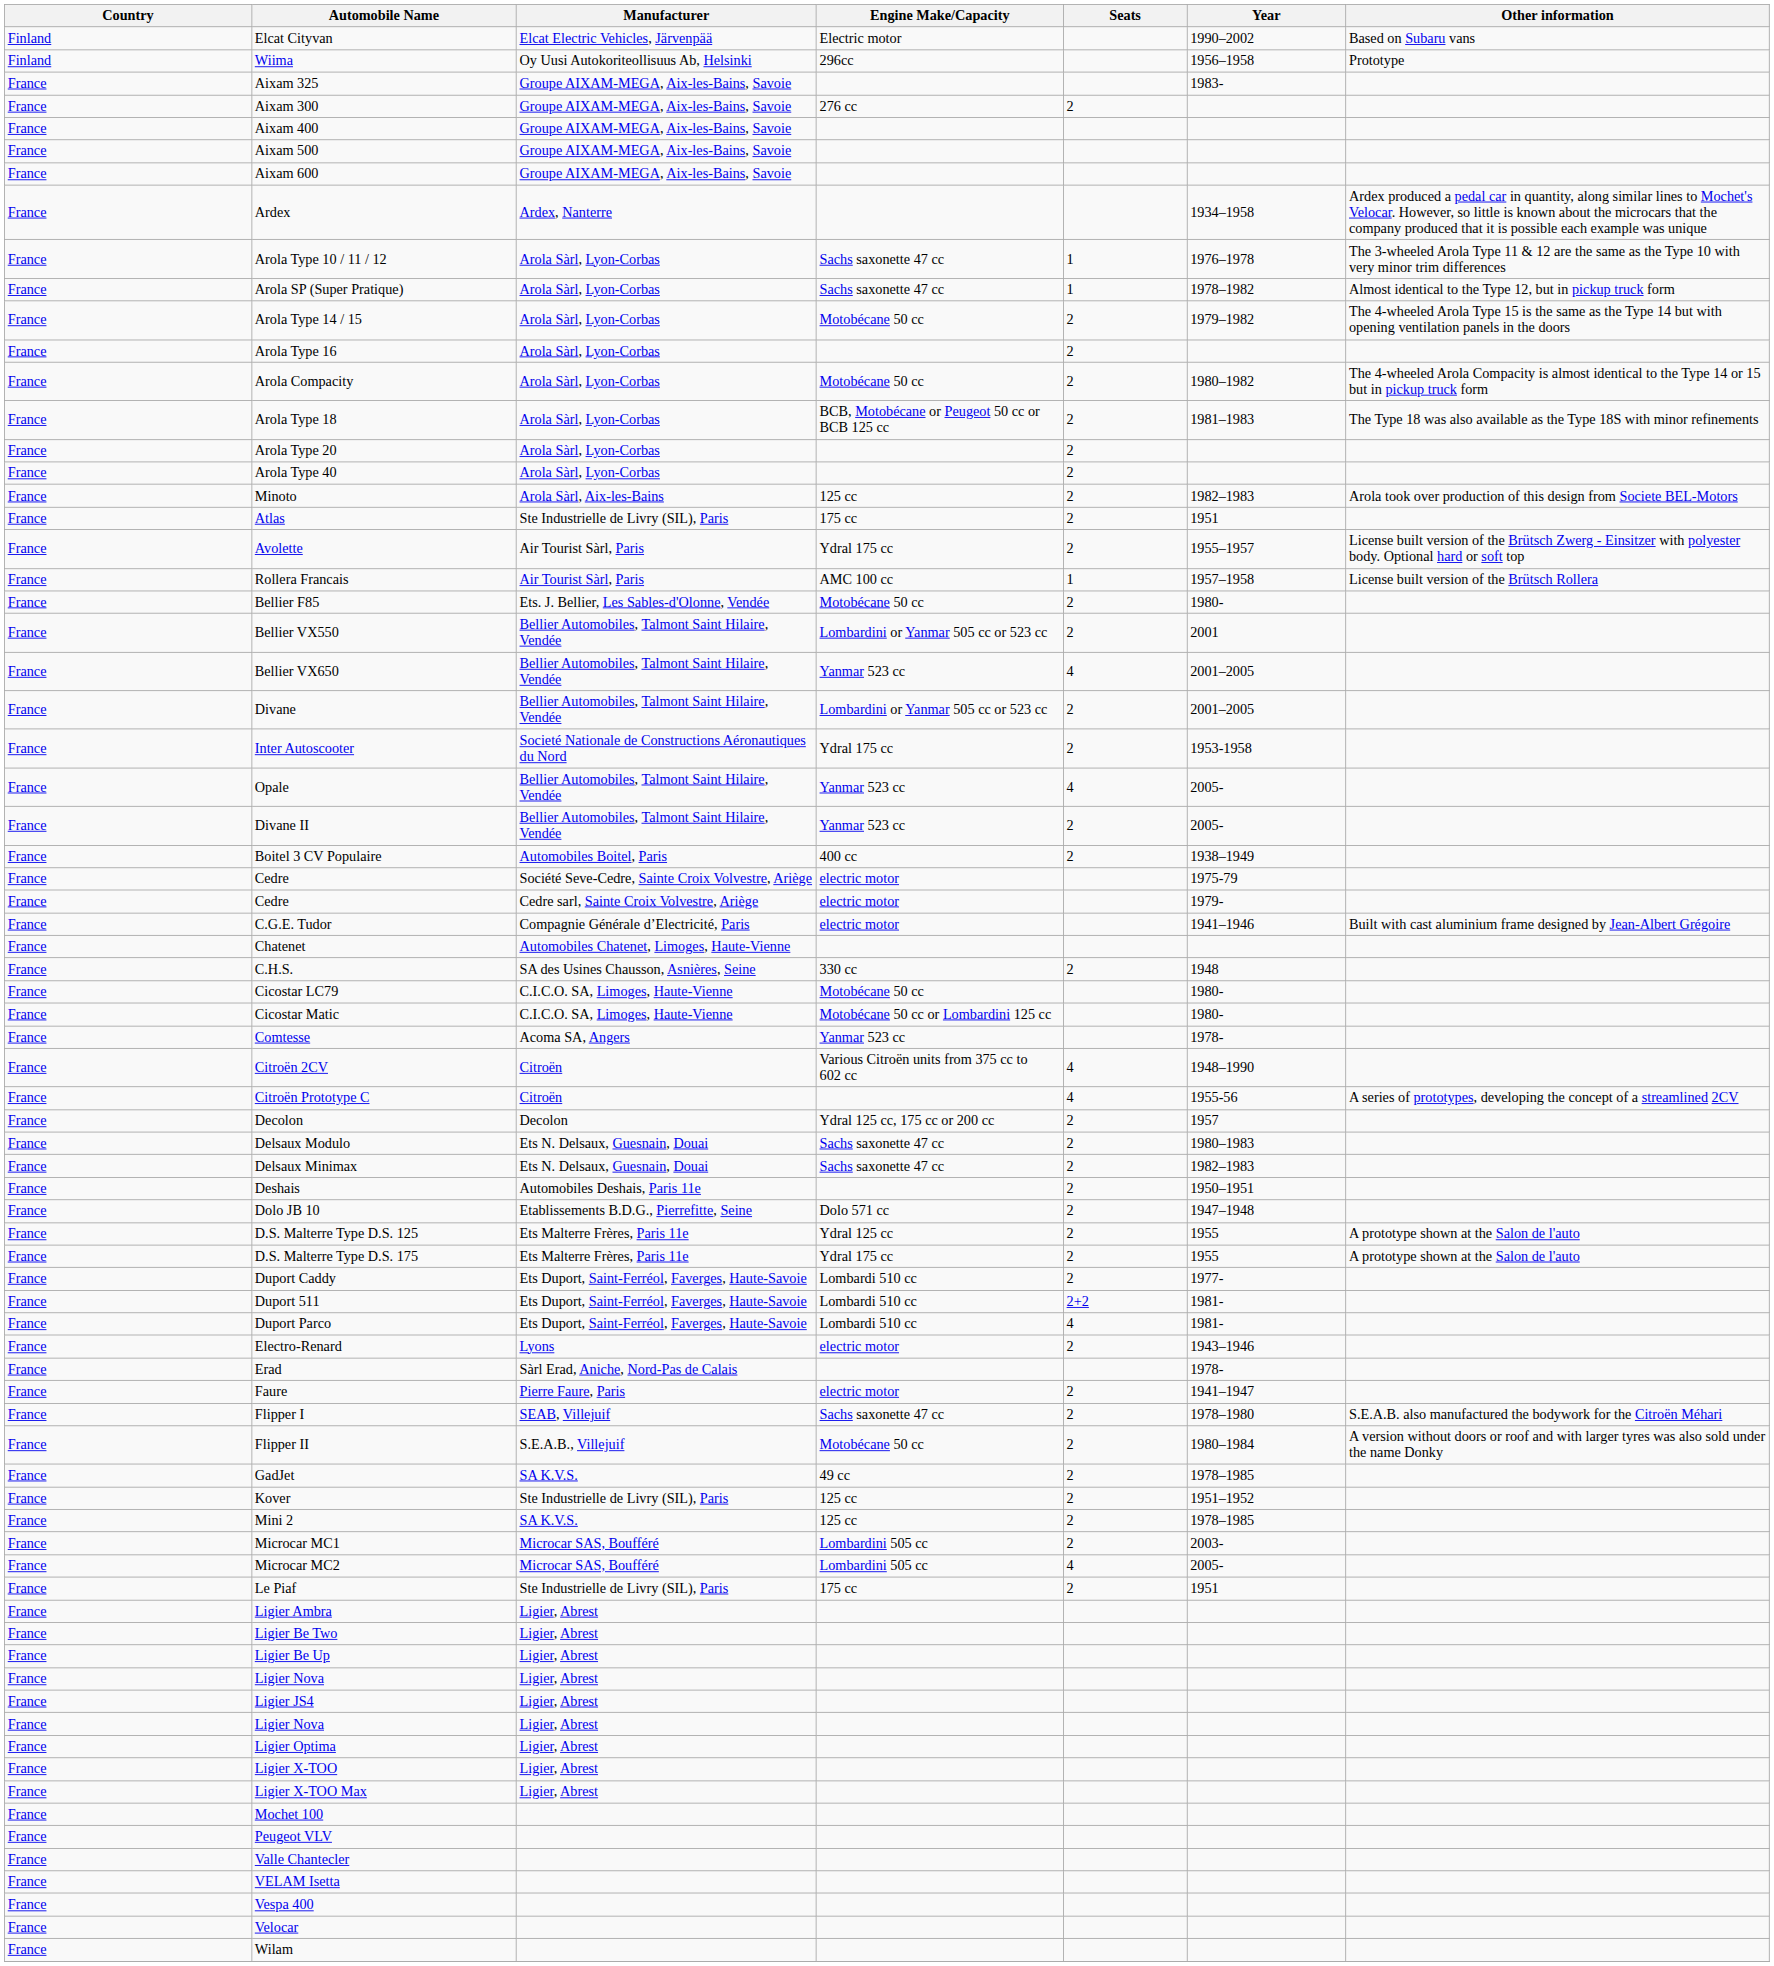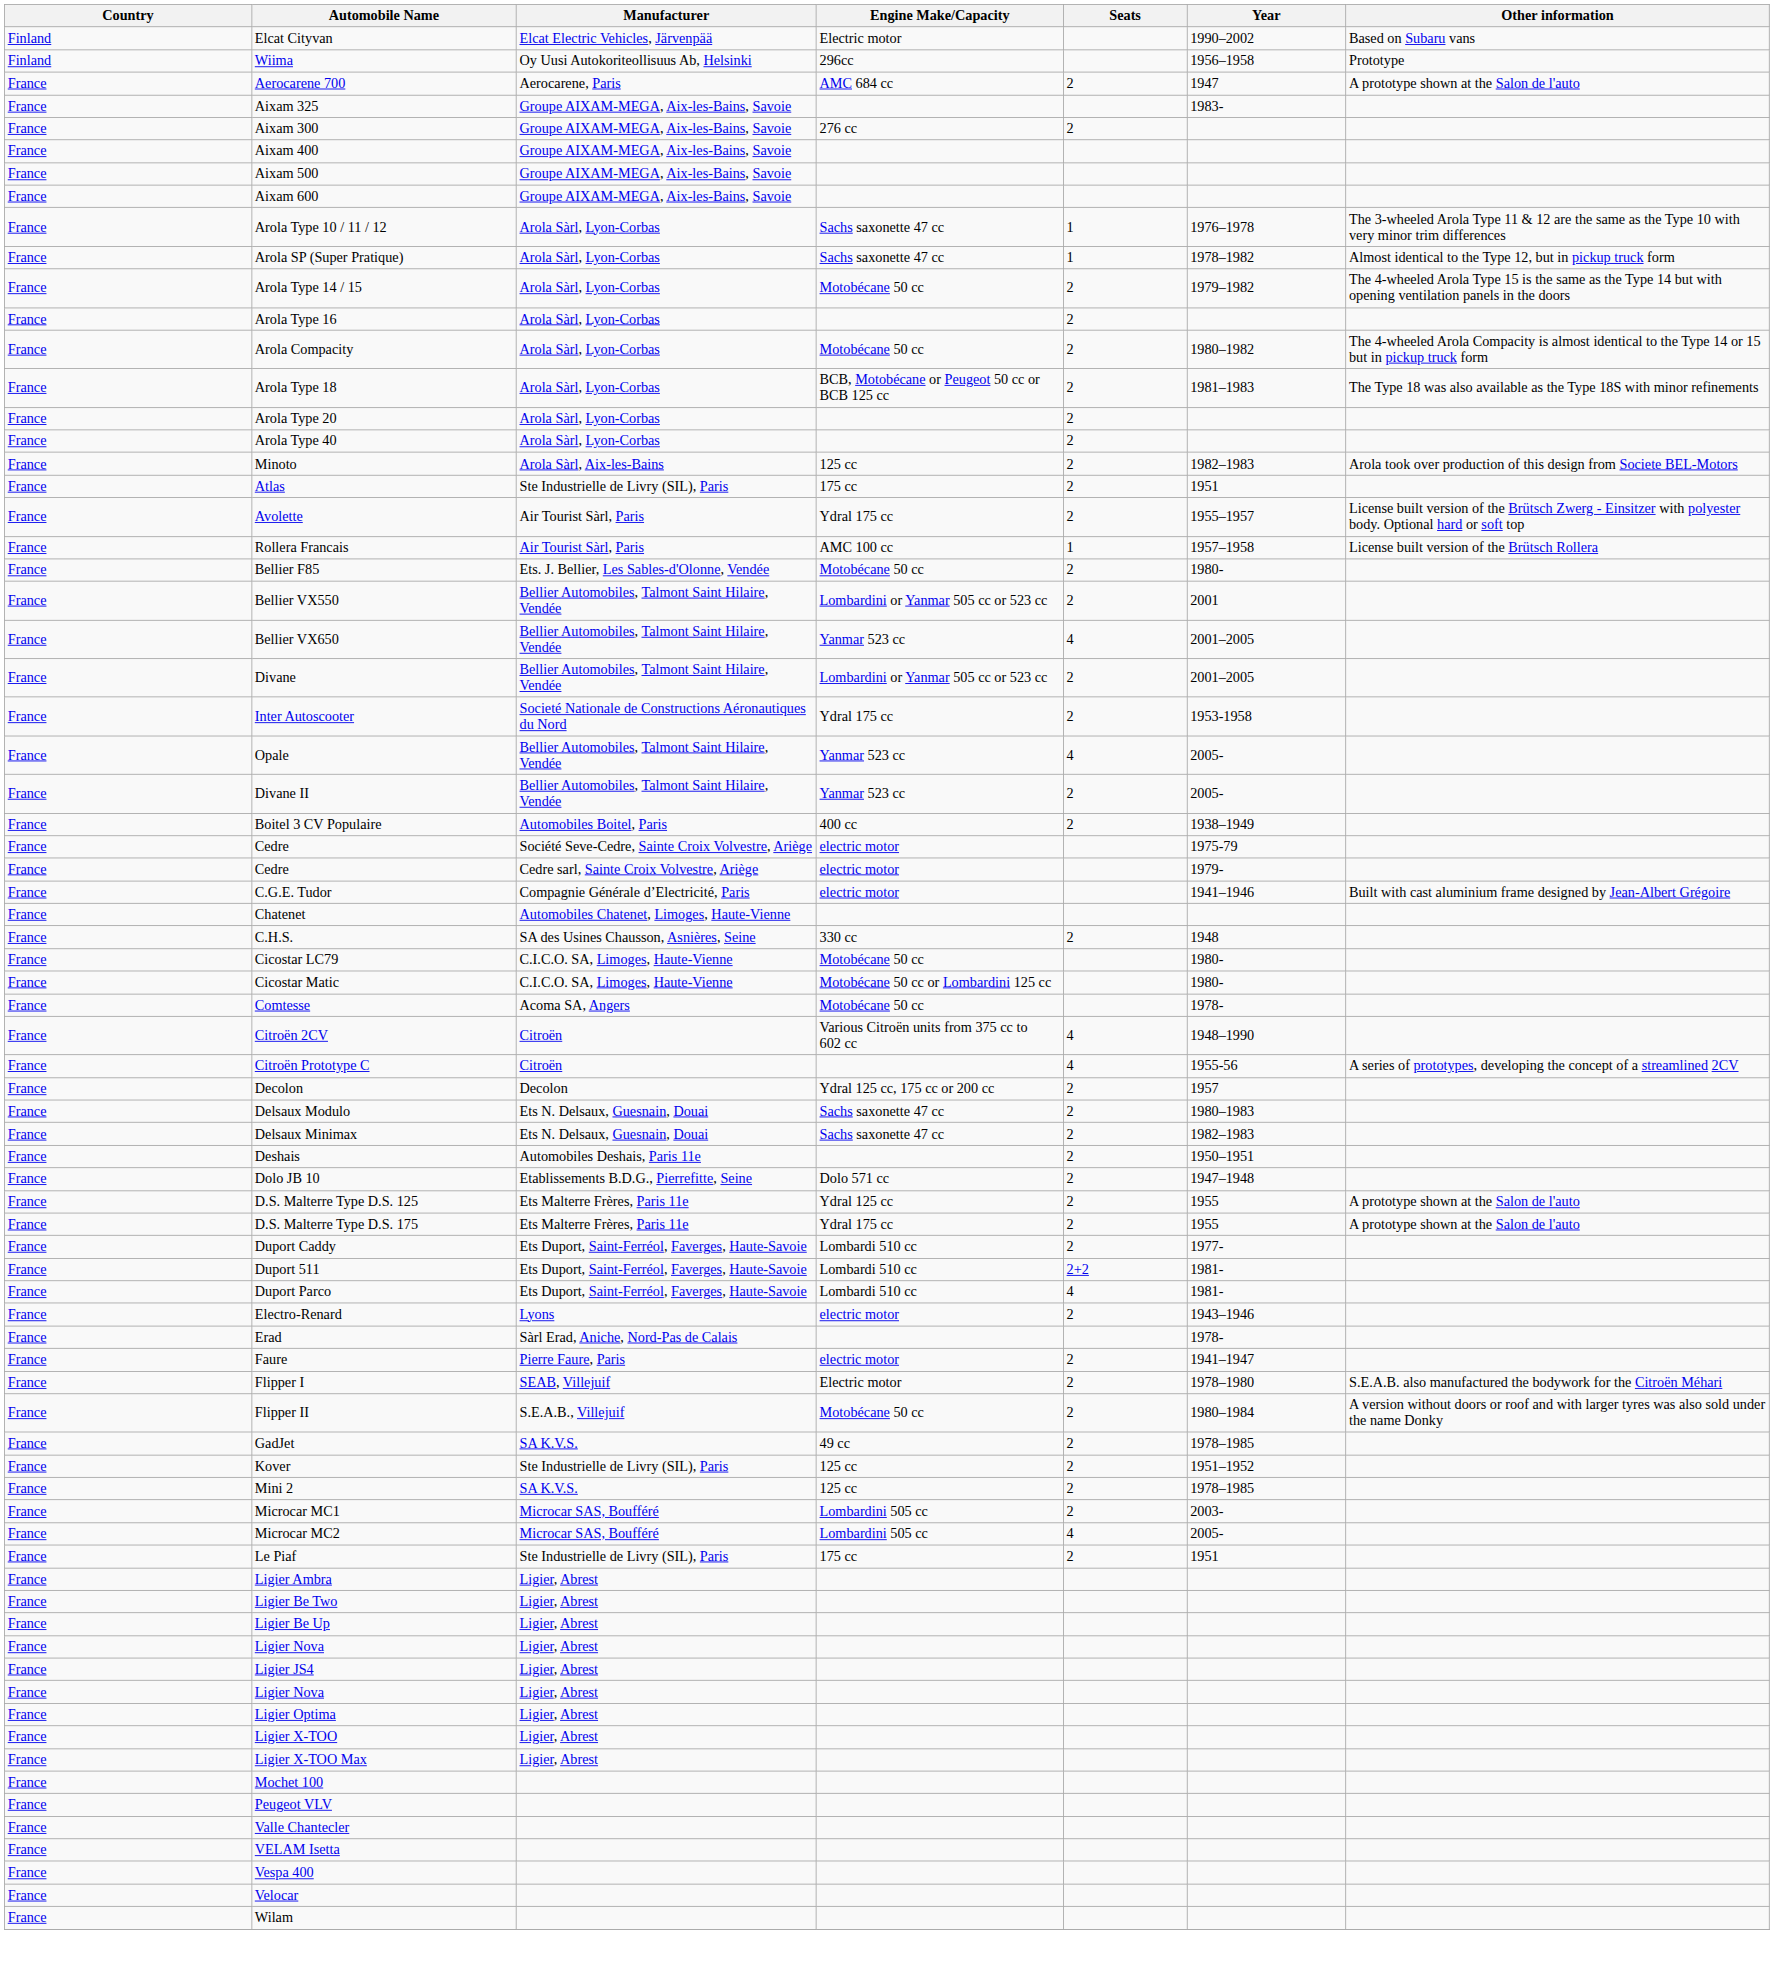+ row: (300, 83)
- row: (273, 212)
(862, 1037) Yanmar 523 cc -> (872, 1005) Motobécane 50 cc
(882, 1414) Sachs saxonette 47 cc -> (860, 1382) Electric motor
